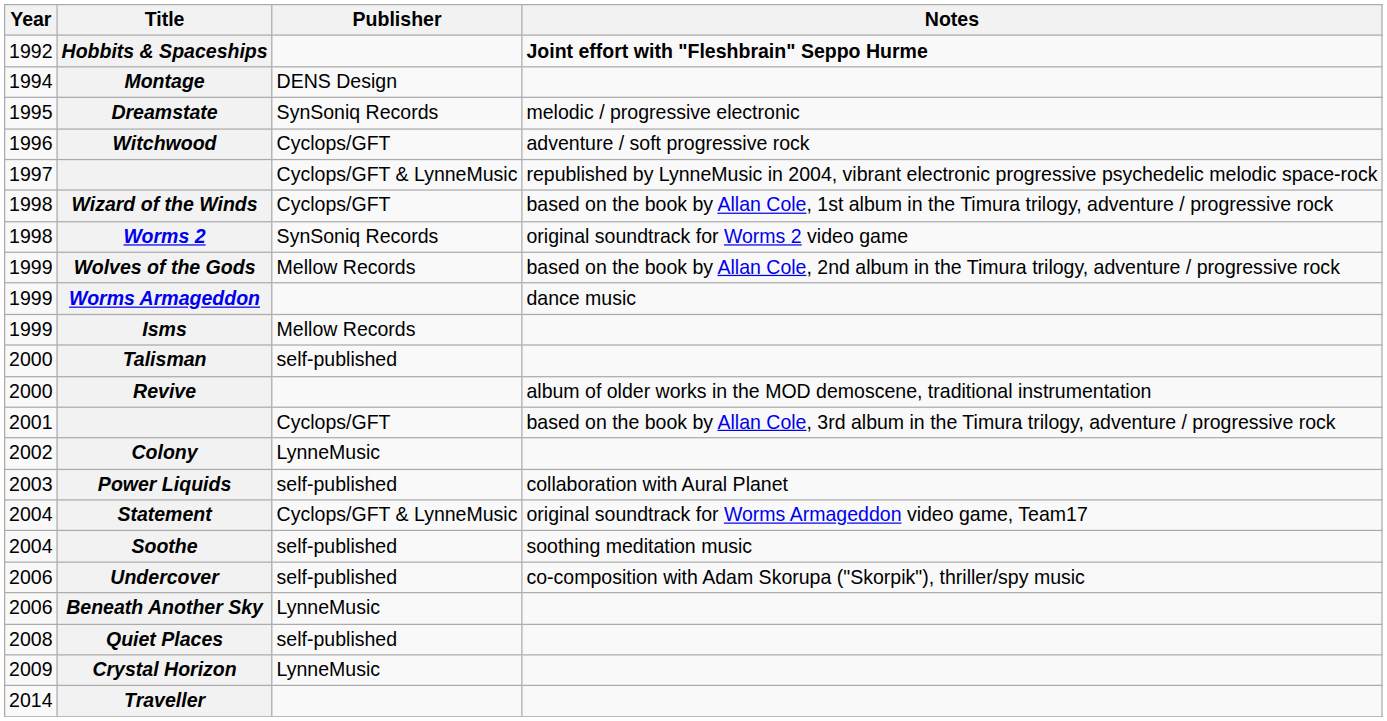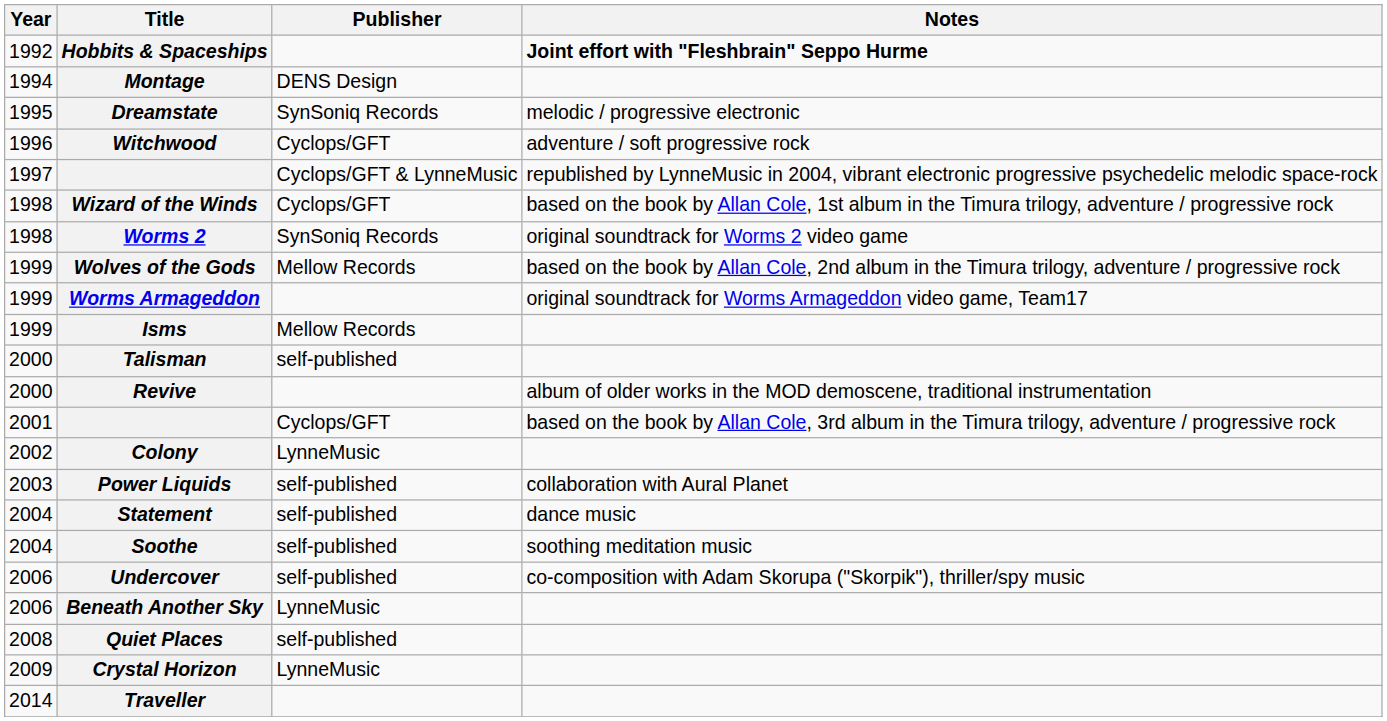(581, 298) dance music -> (807, 298) original soundtrack for Worms Armageddon video game, Team17
(397, 515) Cyclops/GFT & LynneMusic -> (337, 515) self-published
(807, 515) original soundtrack for Worms Armageddon video game, Team17 -> (581, 515) dance music
